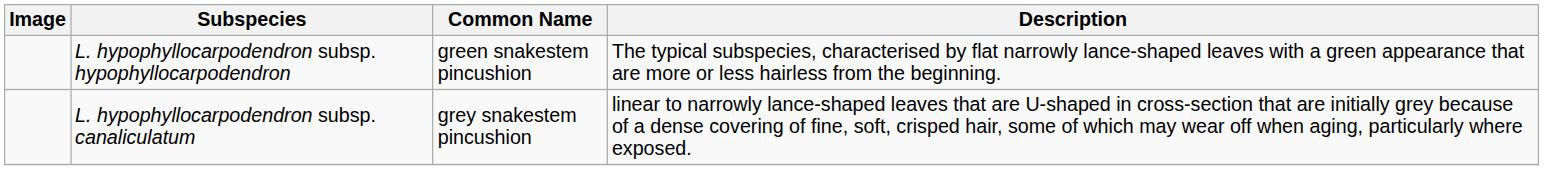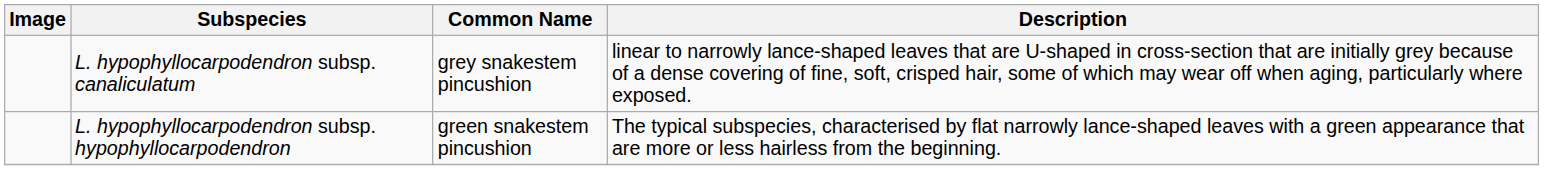rows swapped: (226, 62) <-> (226, 126)
